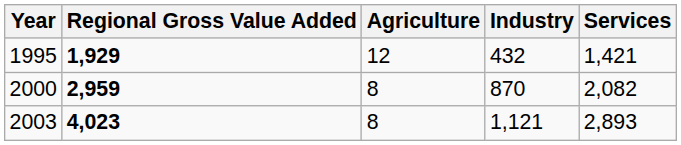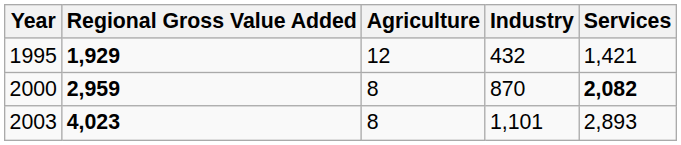(610, 88) normal -> (610, 88) bold
(517, 122) 1,121 -> (517, 122) 1,101
